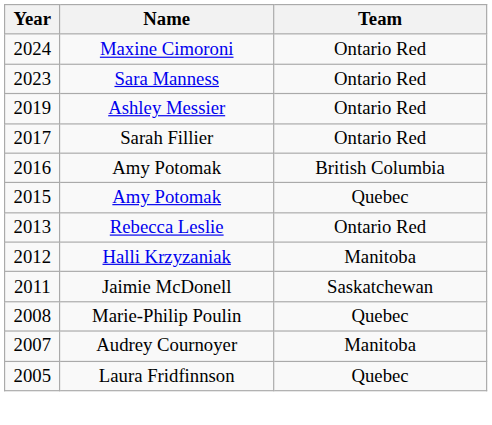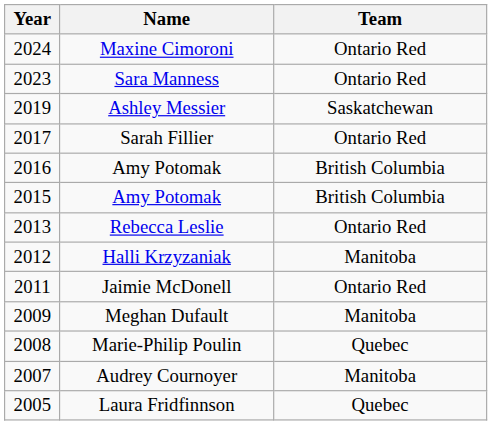(380, 108) Ontario Red -> (380, 108) Saskatchewan
(380, 197) Quebec -> (380, 197) British Columbia
(380, 286) Saskatchewan -> (380, 286) Ontario Red
+ row: (32, 316)
